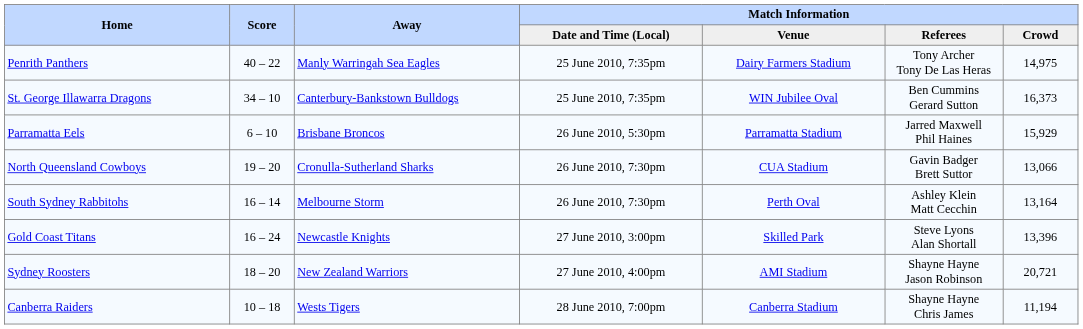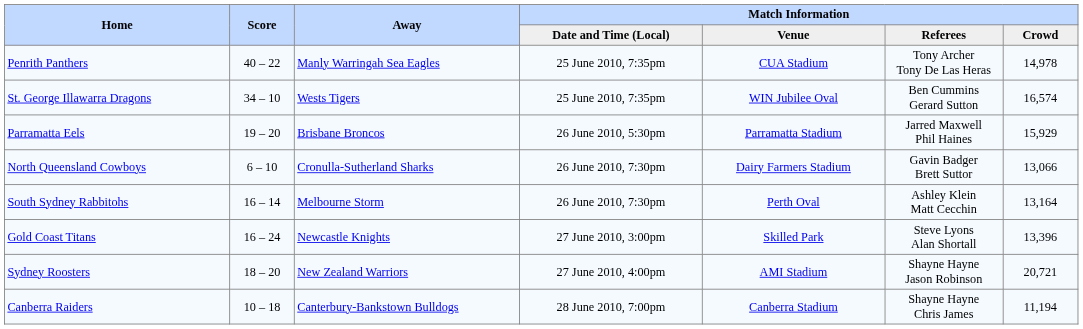(793, 62) Dairy Farmers Stadium -> (793, 62) CUA Stadium
(1040, 62) 14,975 -> (1040, 62) 14,978
(378, 97) Canterbury-Bankstown Bulldogs -> (329, 97) Wests Tigers
(1040, 97) 16,373 -> (1040, 97) 16,574
(262, 132) 6 – 10 -> (262, 132) 19 – 20
(262, 167) 19 – 20 -> (262, 167) 6 – 10
(793, 167) CUA Stadium -> (793, 167) Dairy Farmers Stadium
(329, 306) Wests Tigers -> (378, 306) Canterbury-Bankstown Bulldogs
